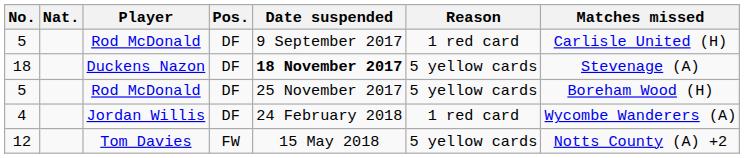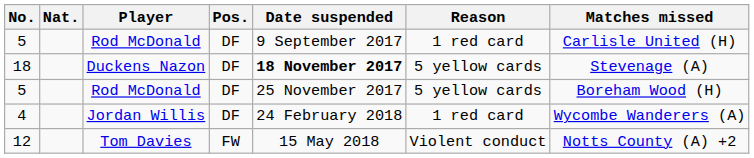(473, 141) 5 yellow cards -> (478, 141) Violent conduct
